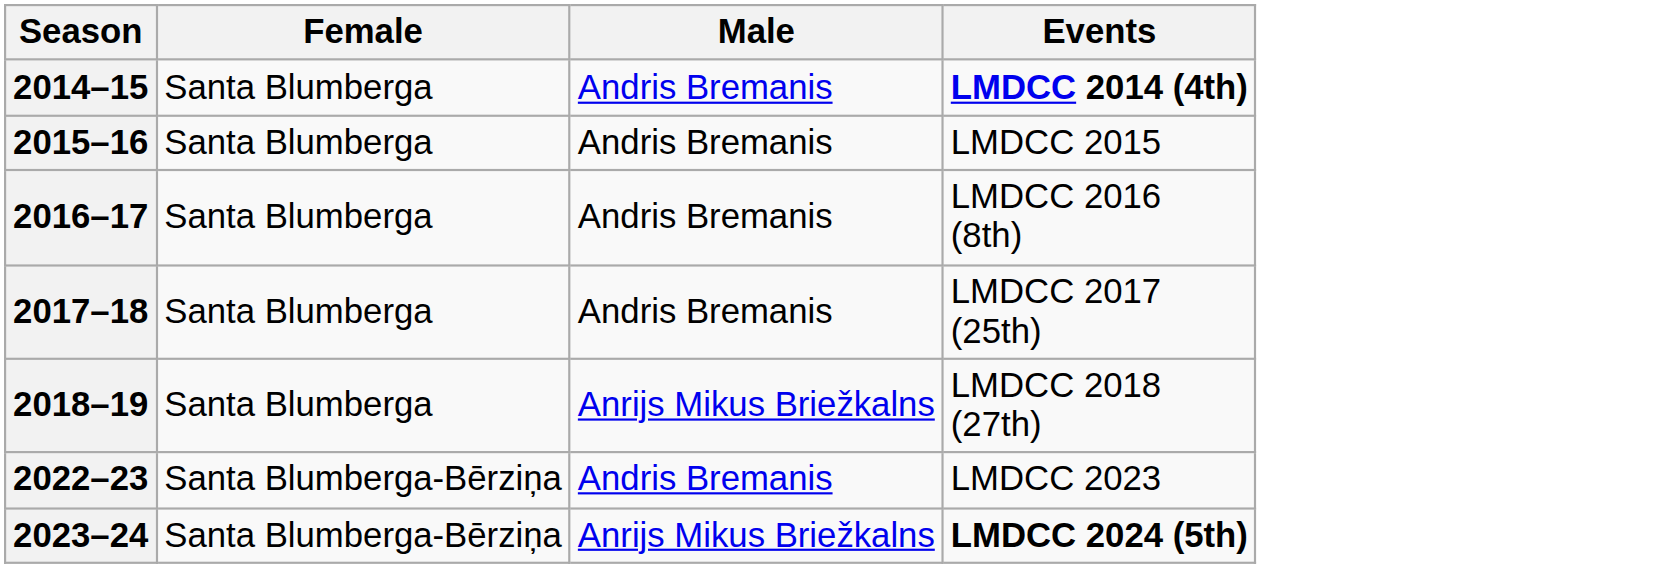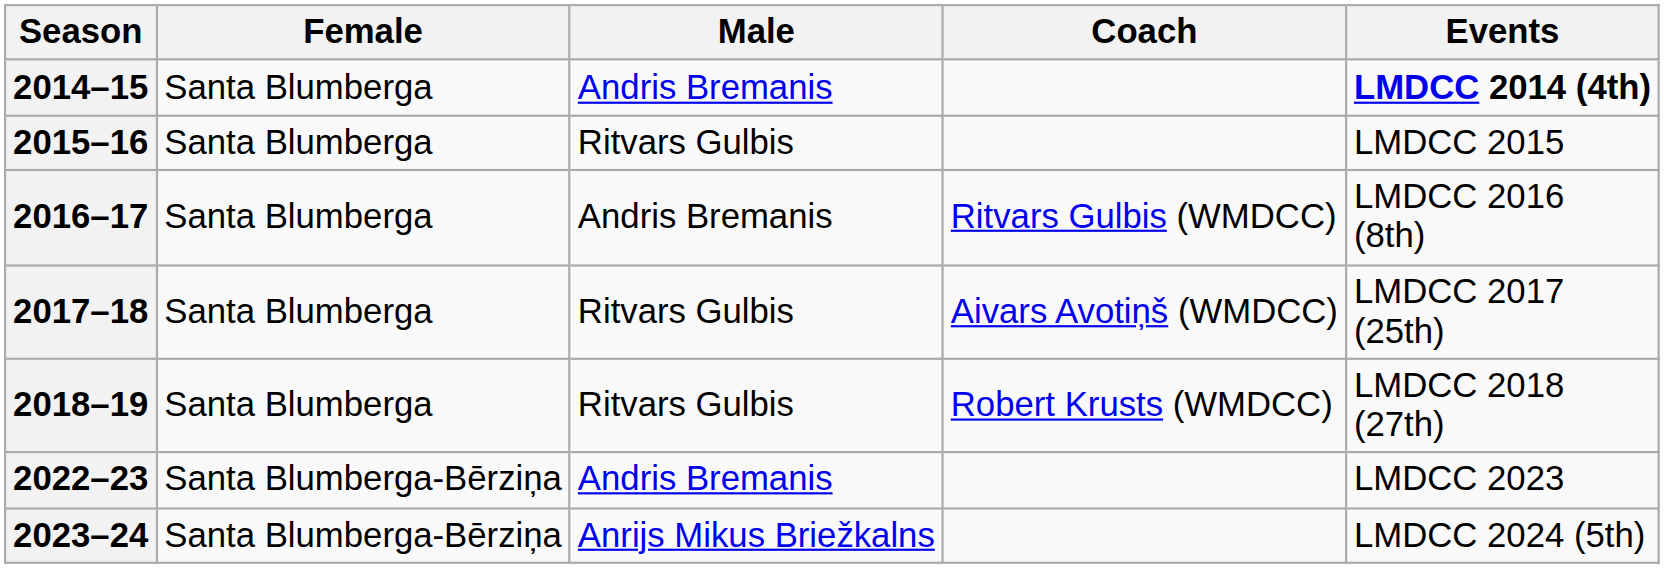+ column: (1144, 32)
(705, 142) Andris Bremanis -> (686, 142) Ritvars Gulbis
(705, 310) Andris Bremanis -> (686, 310) Ritvars Gulbis
(756, 405) Anrijs Mikus Briežkalns -> (686, 405) Ritvars Gulbis
(1099, 534) bold -> (1500, 534) normal
